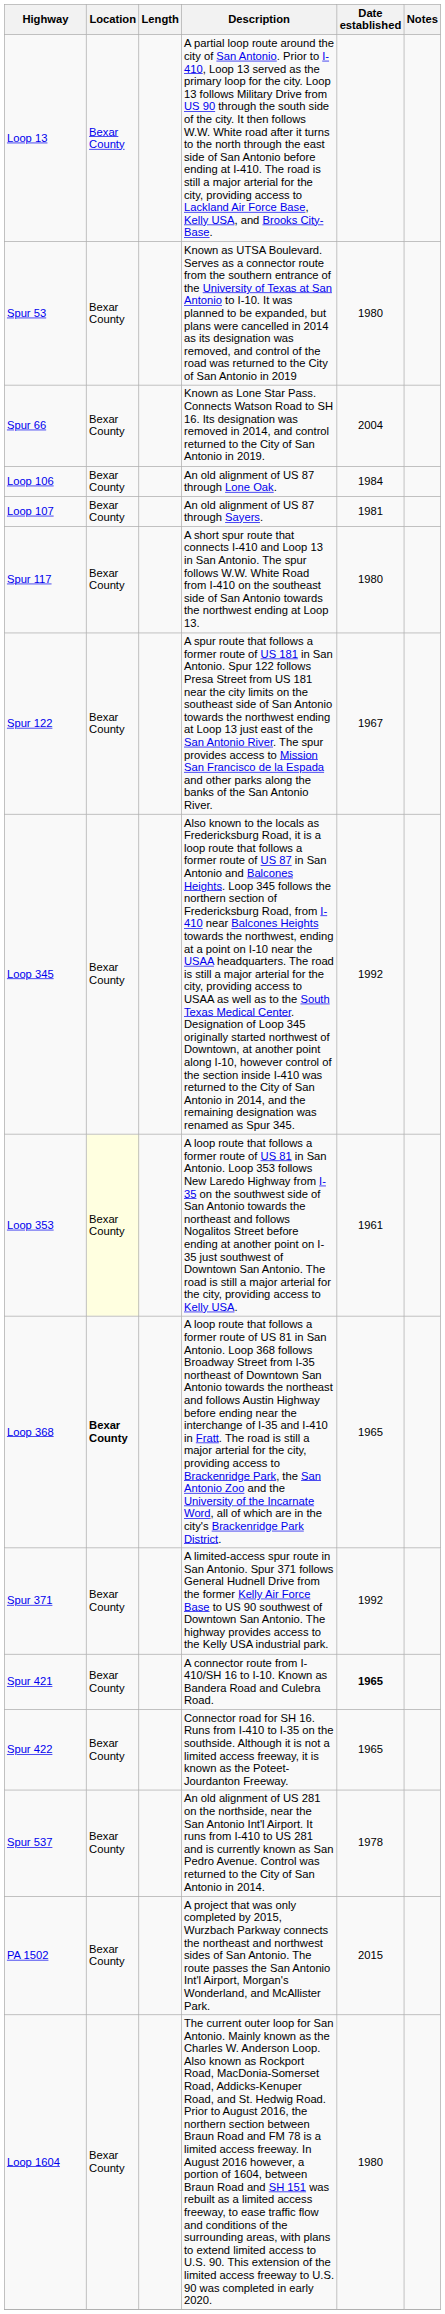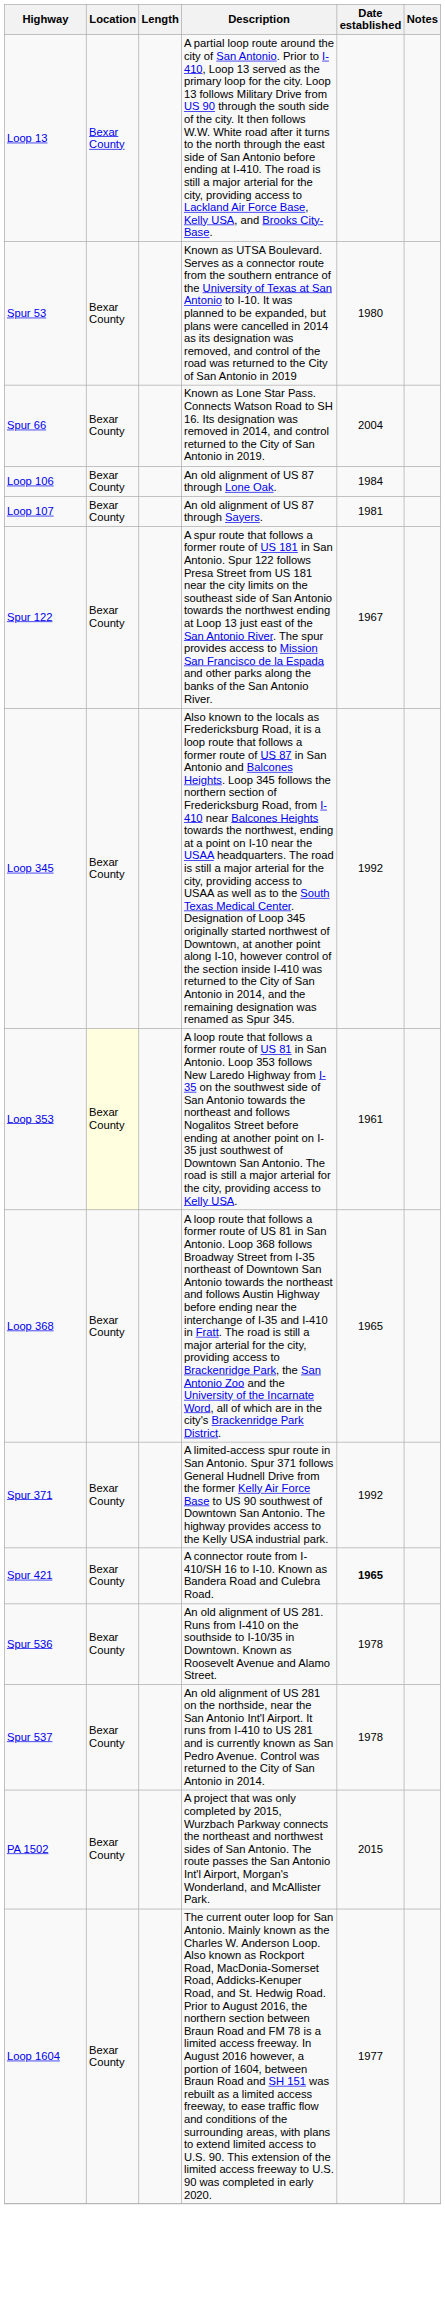- row: (29, 579)
(108, 1432) bold -> (107, 1326) normal
- row: (30, 1749)
+ row: (30, 1644)
(370, 2162) 1980 -> (370, 2056) 1977
